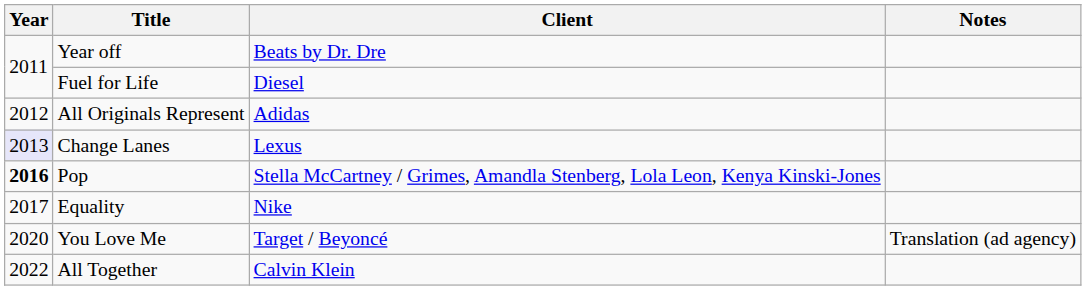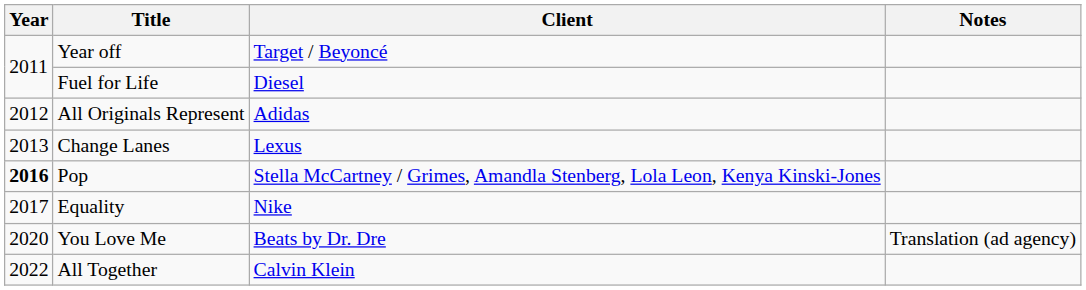(320, 51) Beats by Dr. Dre -> (320, 51) Target / Beyoncé
(29, 144) lavender background -> (29, 144) no background
(320, 238) Target / Beyoncé -> (320, 238) Beats by Dr. Dre
